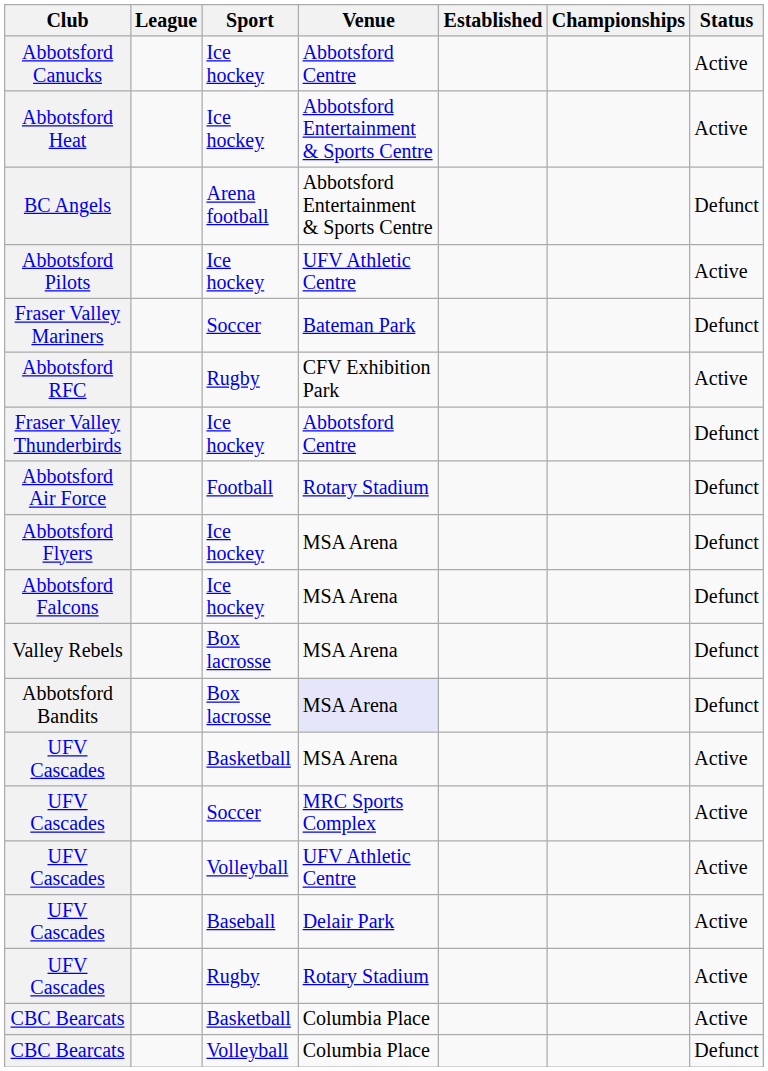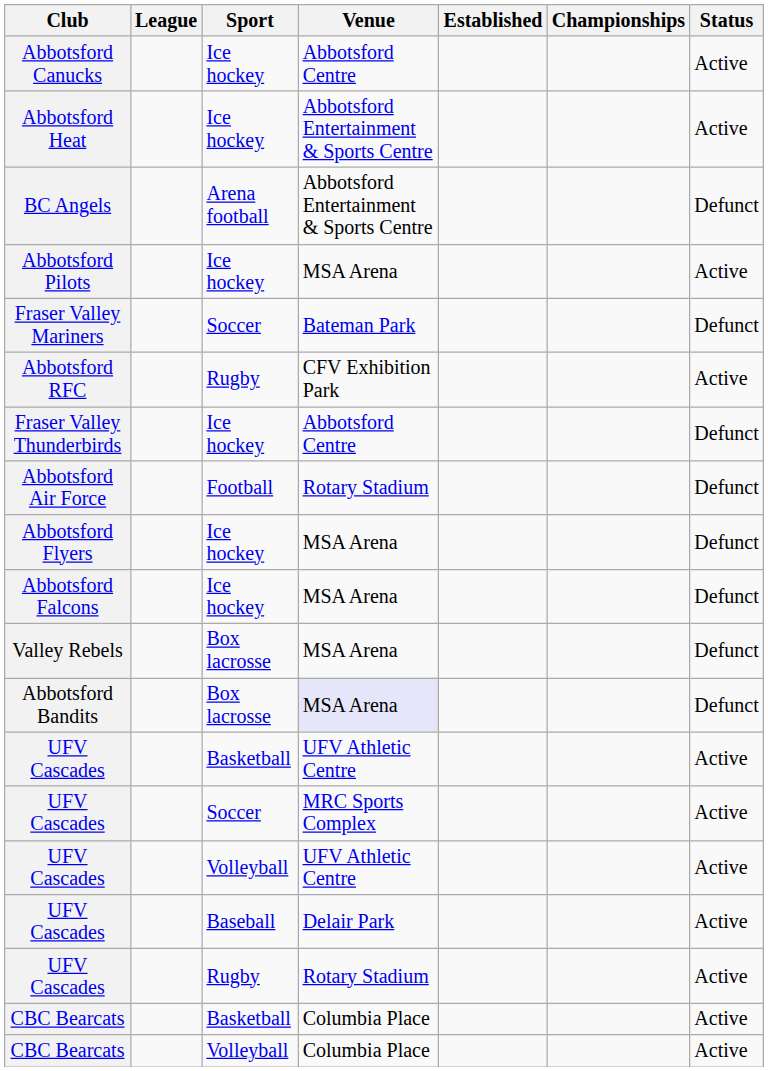(357, 270) UFV Athletic Centre -> (350, 270) MSA Arena
(350, 758) MSA Arena -> (357, 758) UFV Athletic Centre
(727, 1050) Defunct -> (721, 1050) Active
